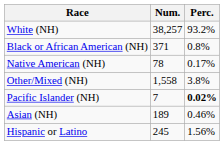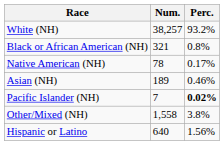(161, 47) 371 -> (161, 47) 321
rows swapped: (32, 115) <-> (47, 81)
(161, 132) 245 -> (161, 132) 640
